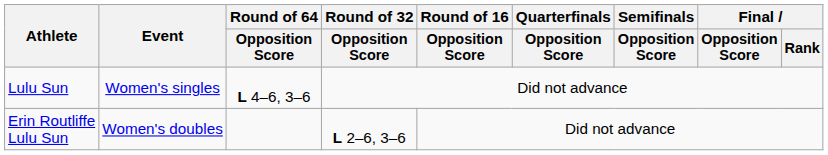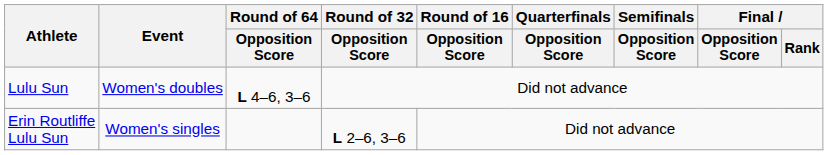(163, 88) Women's singles -> (163, 88) Women's doubles
(163, 129) Women's doubles -> (163, 129) Women's singles
